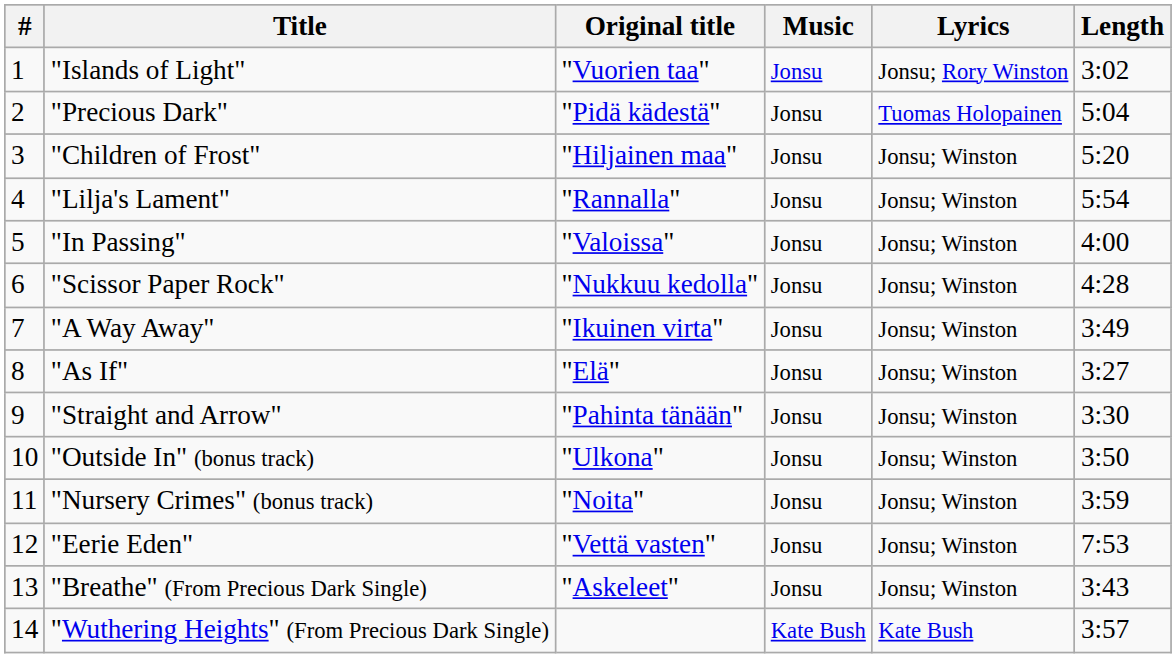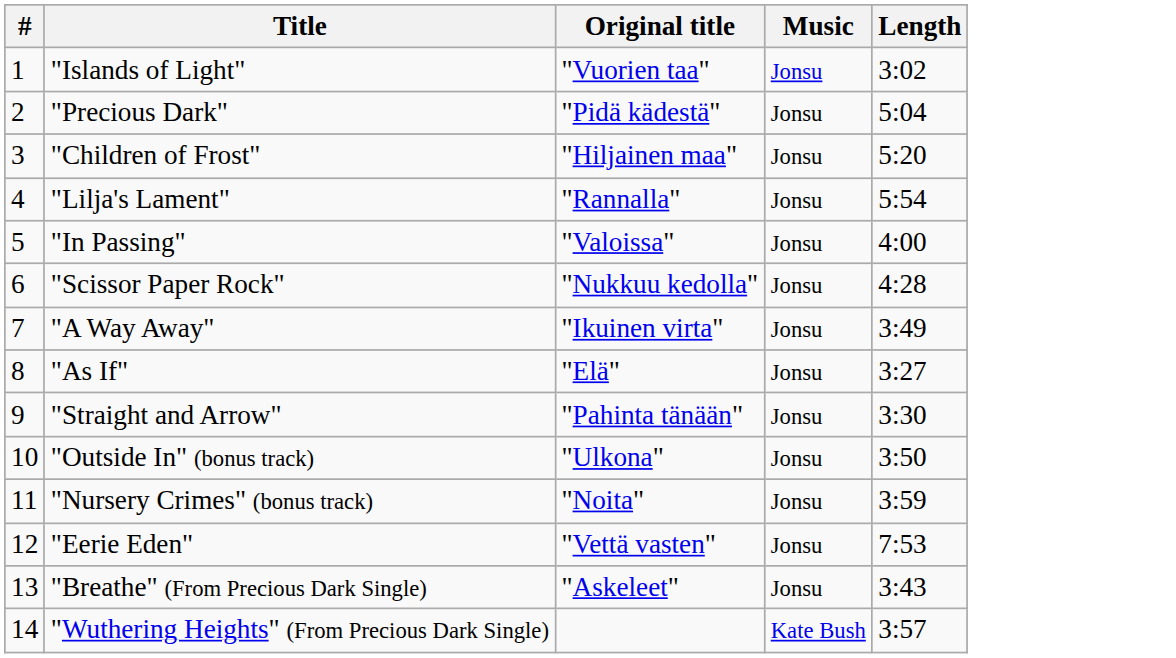- column: (973, 26)
